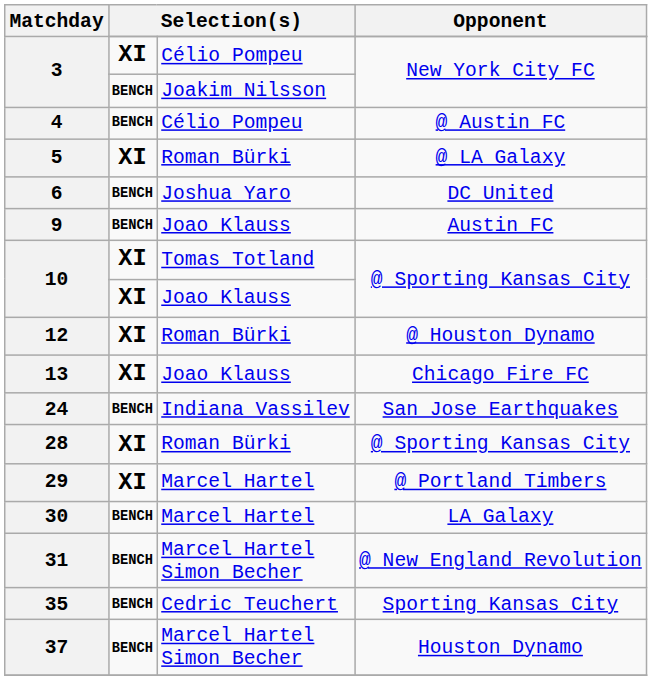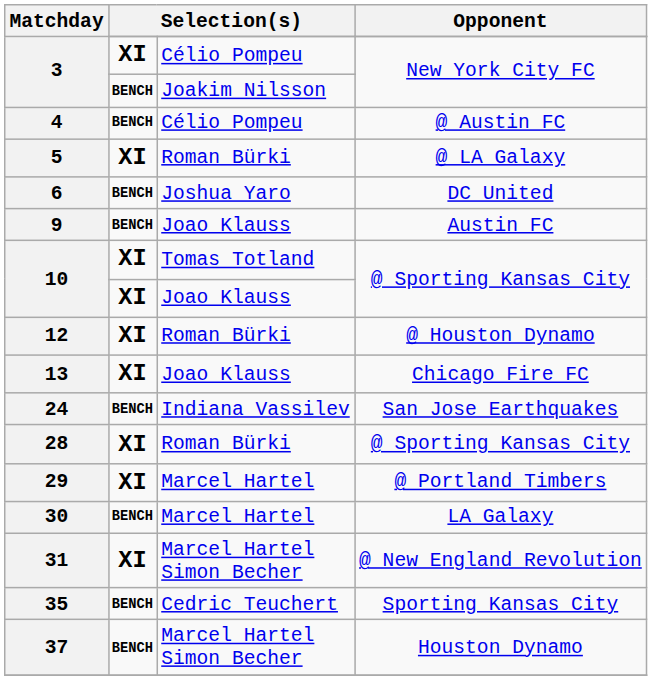(132, 561) BENCH -> (132, 561) XI
